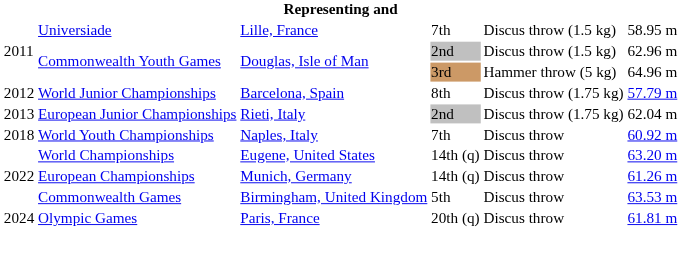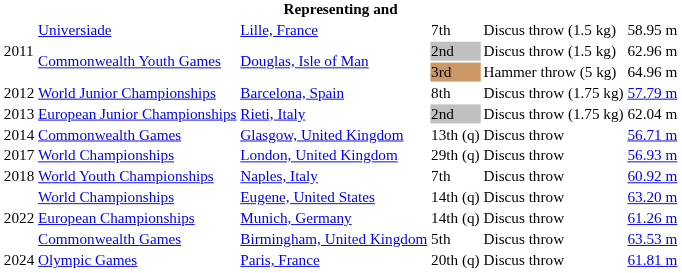+ row: (322, 134)
+ row: (319, 155)
